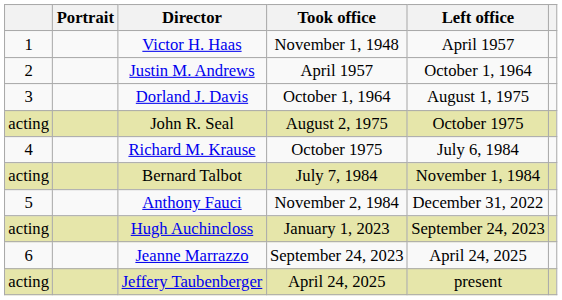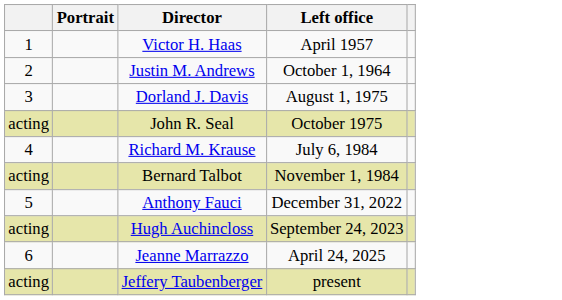- column: (337, 17)
